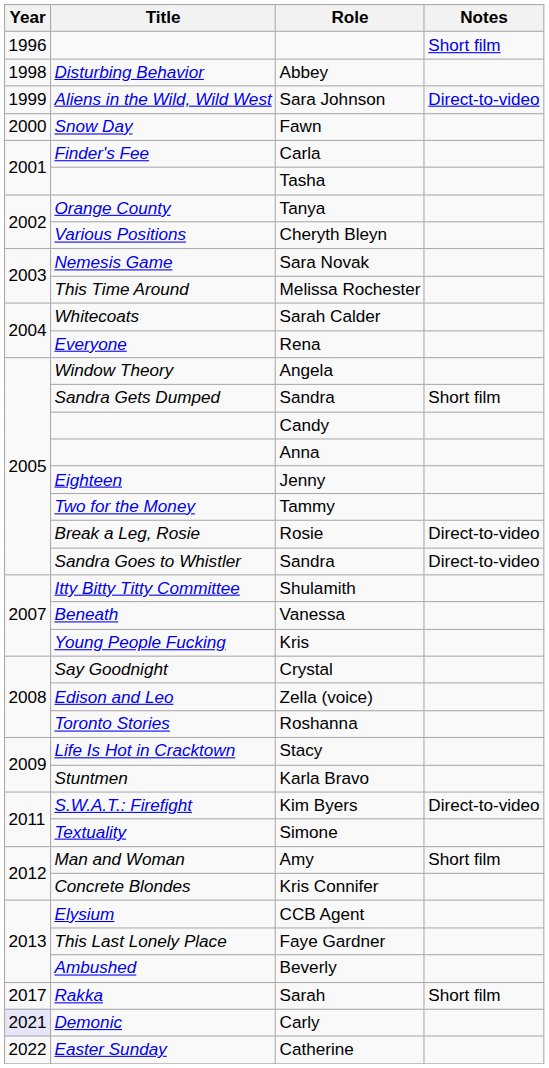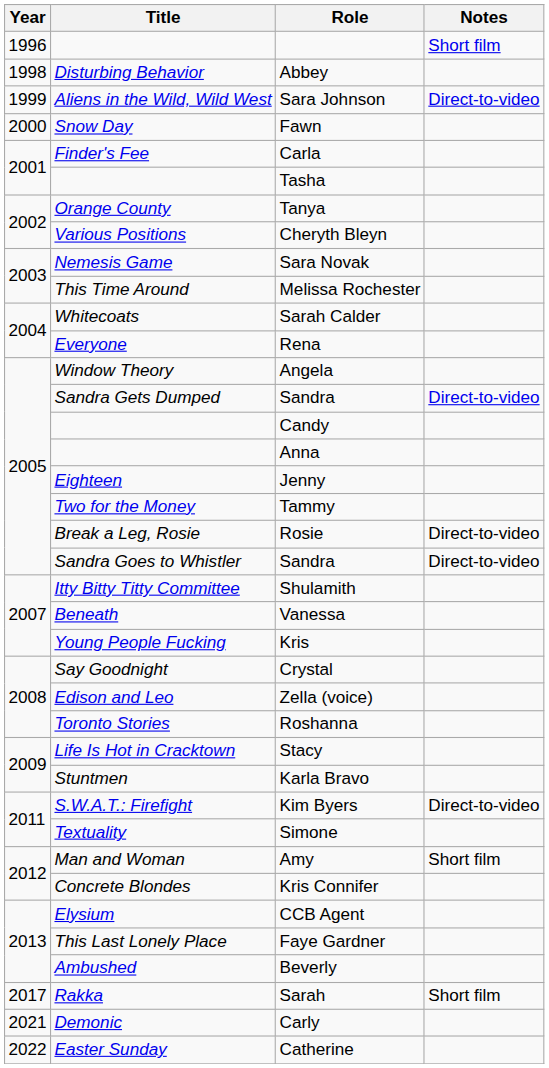(464, 398) Short film -> (484, 398) Direct-to-video
(28, 1022) lavender background -> (28, 1022) no background
